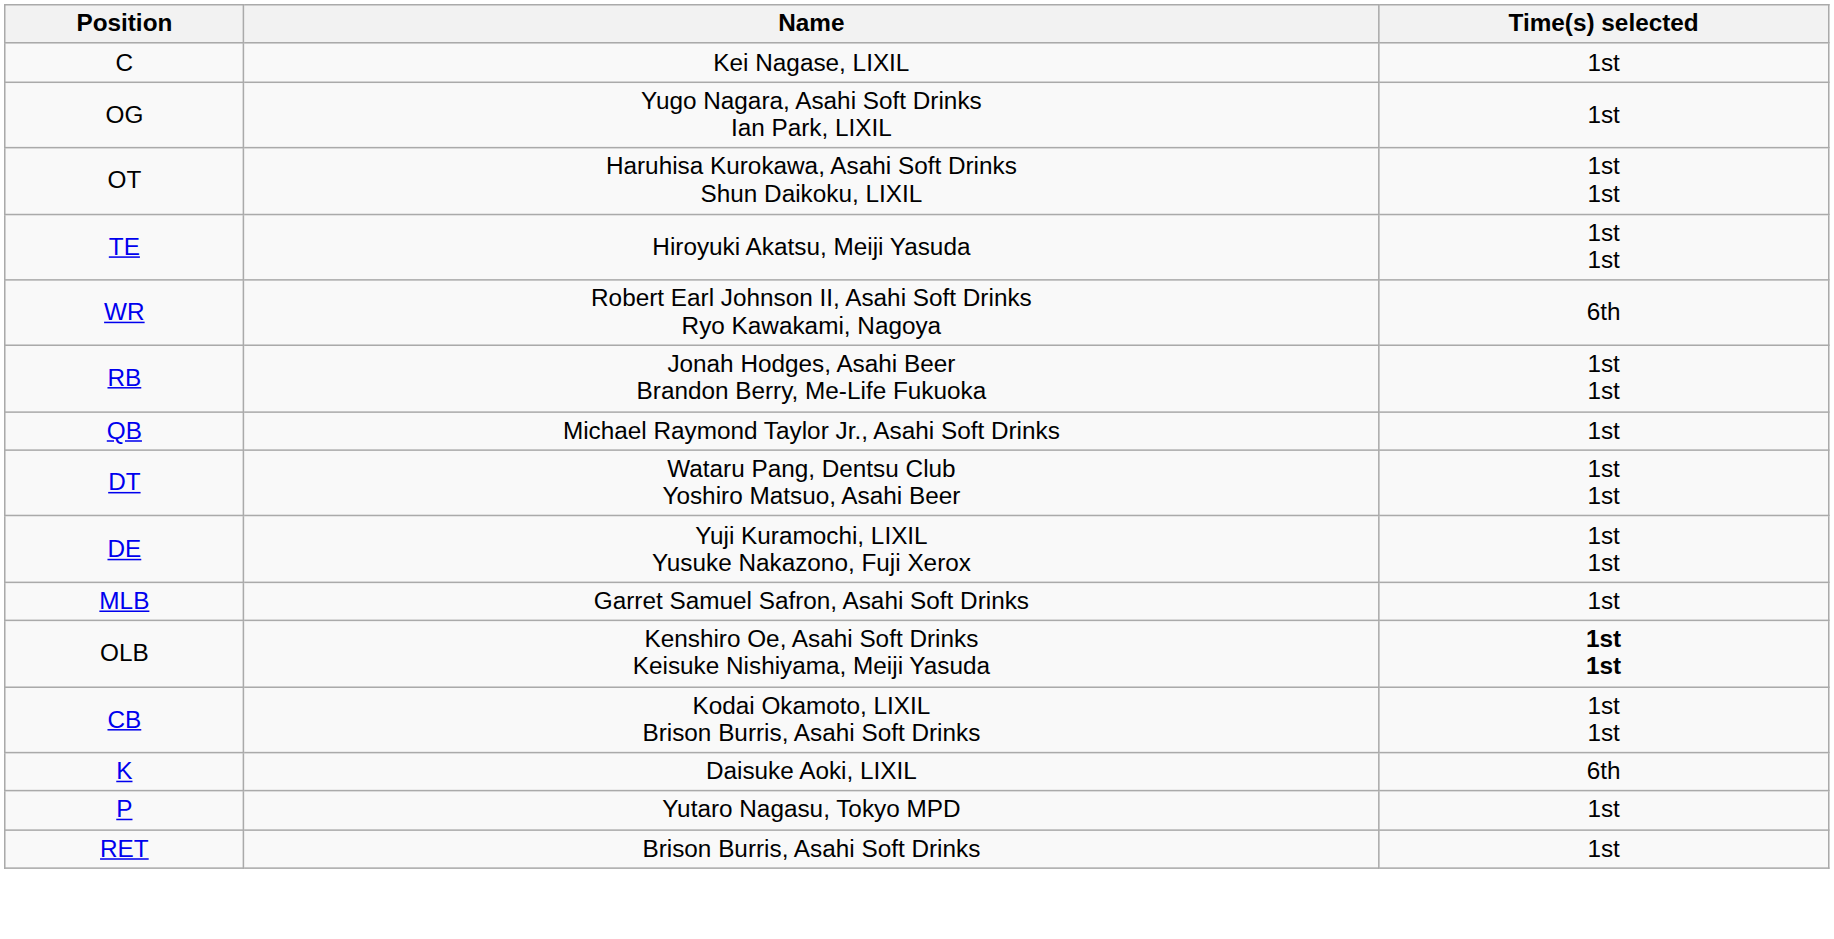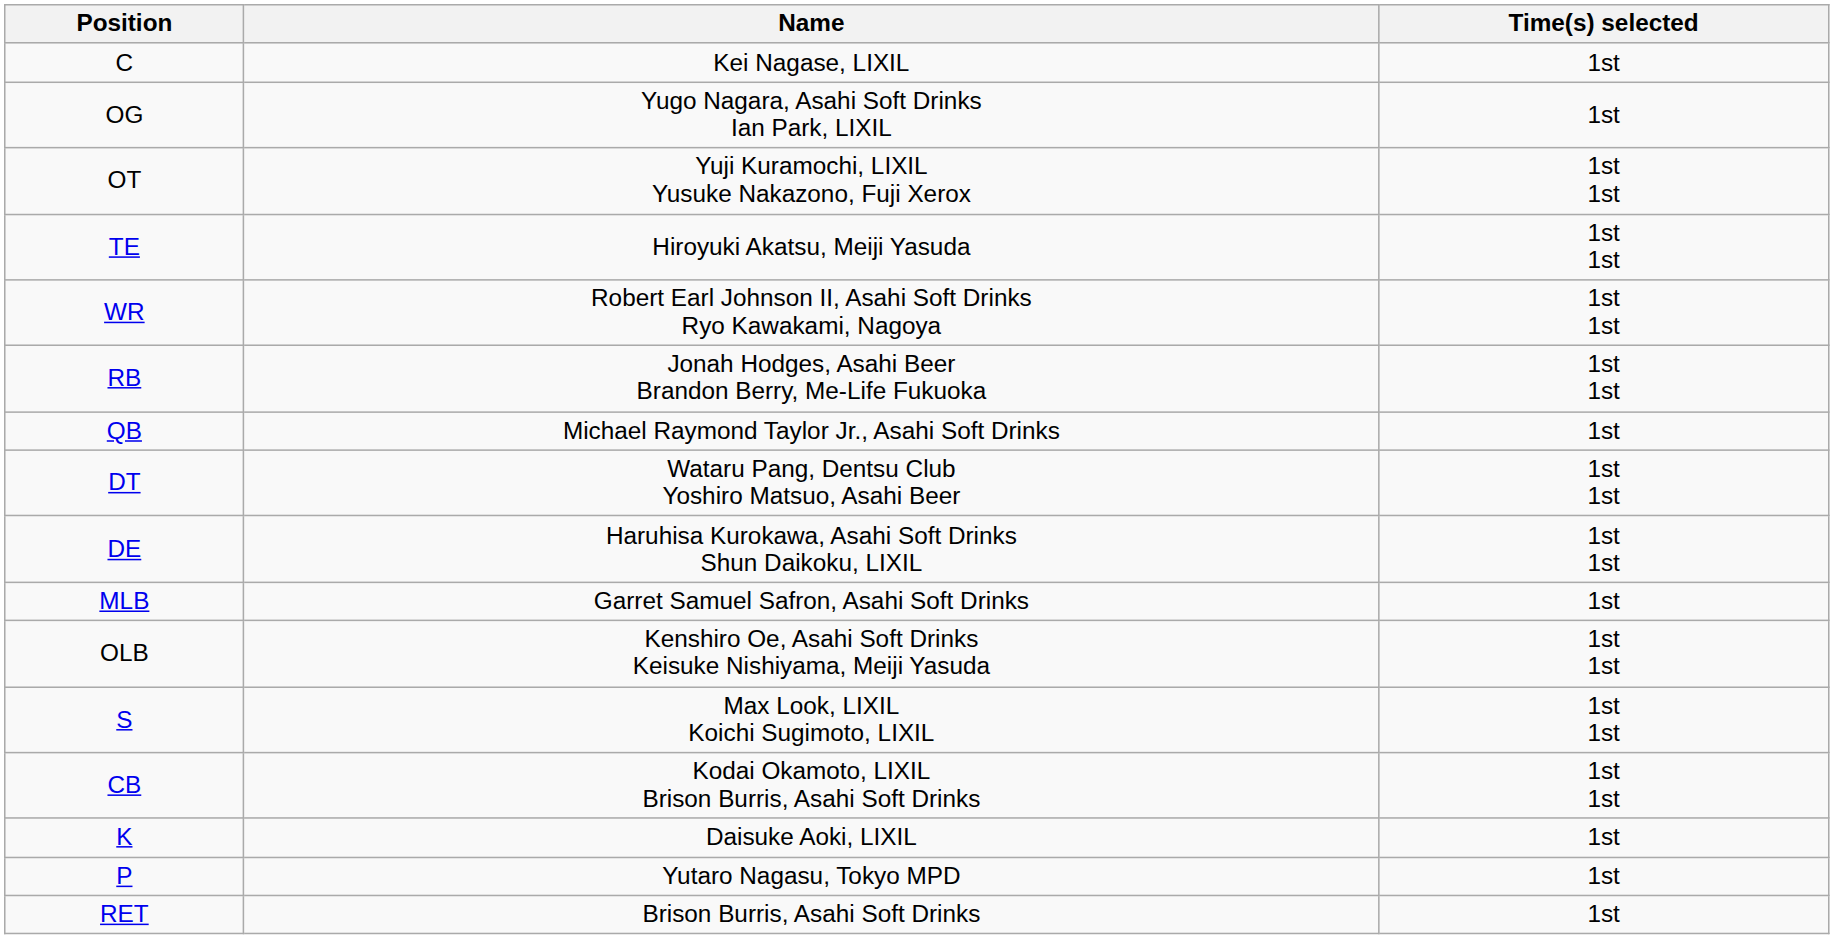(811, 180) Haruhisa Kurokawa, Asahi Soft Drinks Shun Daikoku, LIXIL -> (811, 180) Yuji Kuramochi, LIXIL Yusuke Nakazono, Fuji Xerox
(1604, 312) 6th -> (1604, 312) 1st 1st
(811, 548) Yuji Kuramochi, LIXIL Yusuke Nakazono, Fuji Xerox -> (811, 548) Haruhisa Kurokawa, Asahi Soft Drinks Shun Daikoku, LIXIL
(1604, 653) bold -> (1604, 653) normal
+ row: (124, 719)
(1604, 771) 6th -> (1604, 837) 1st
